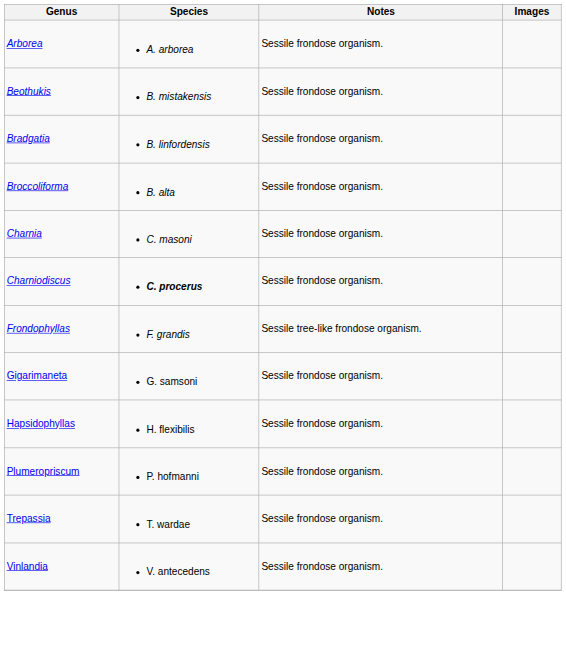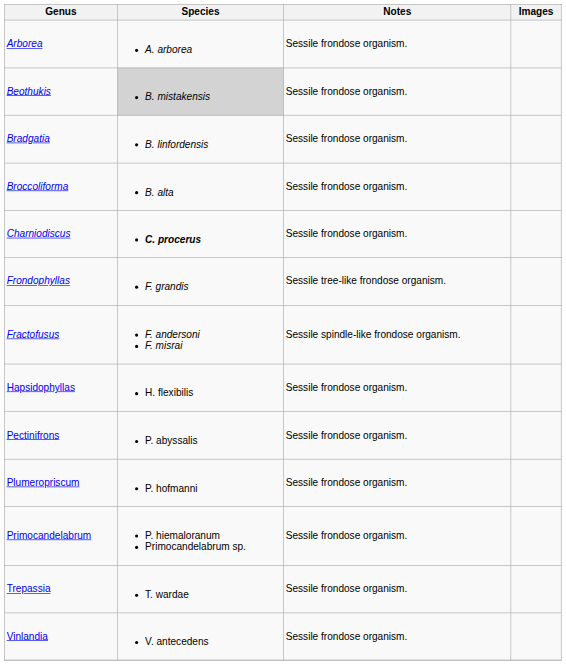(189, 97) no background -> (200, 97) lightgrey background
- row: (24, 234)
+ row: (33, 334)
- row: (37, 376)
+ row: (33, 435)
+ row: (49, 536)
